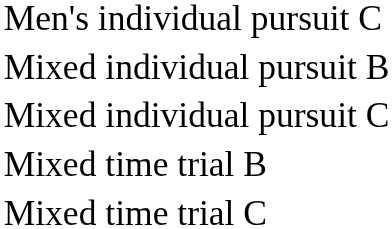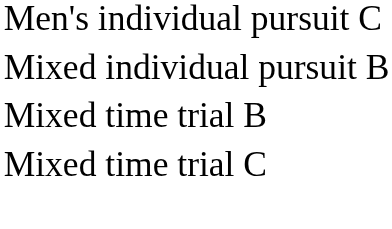- row: (197, 115)
